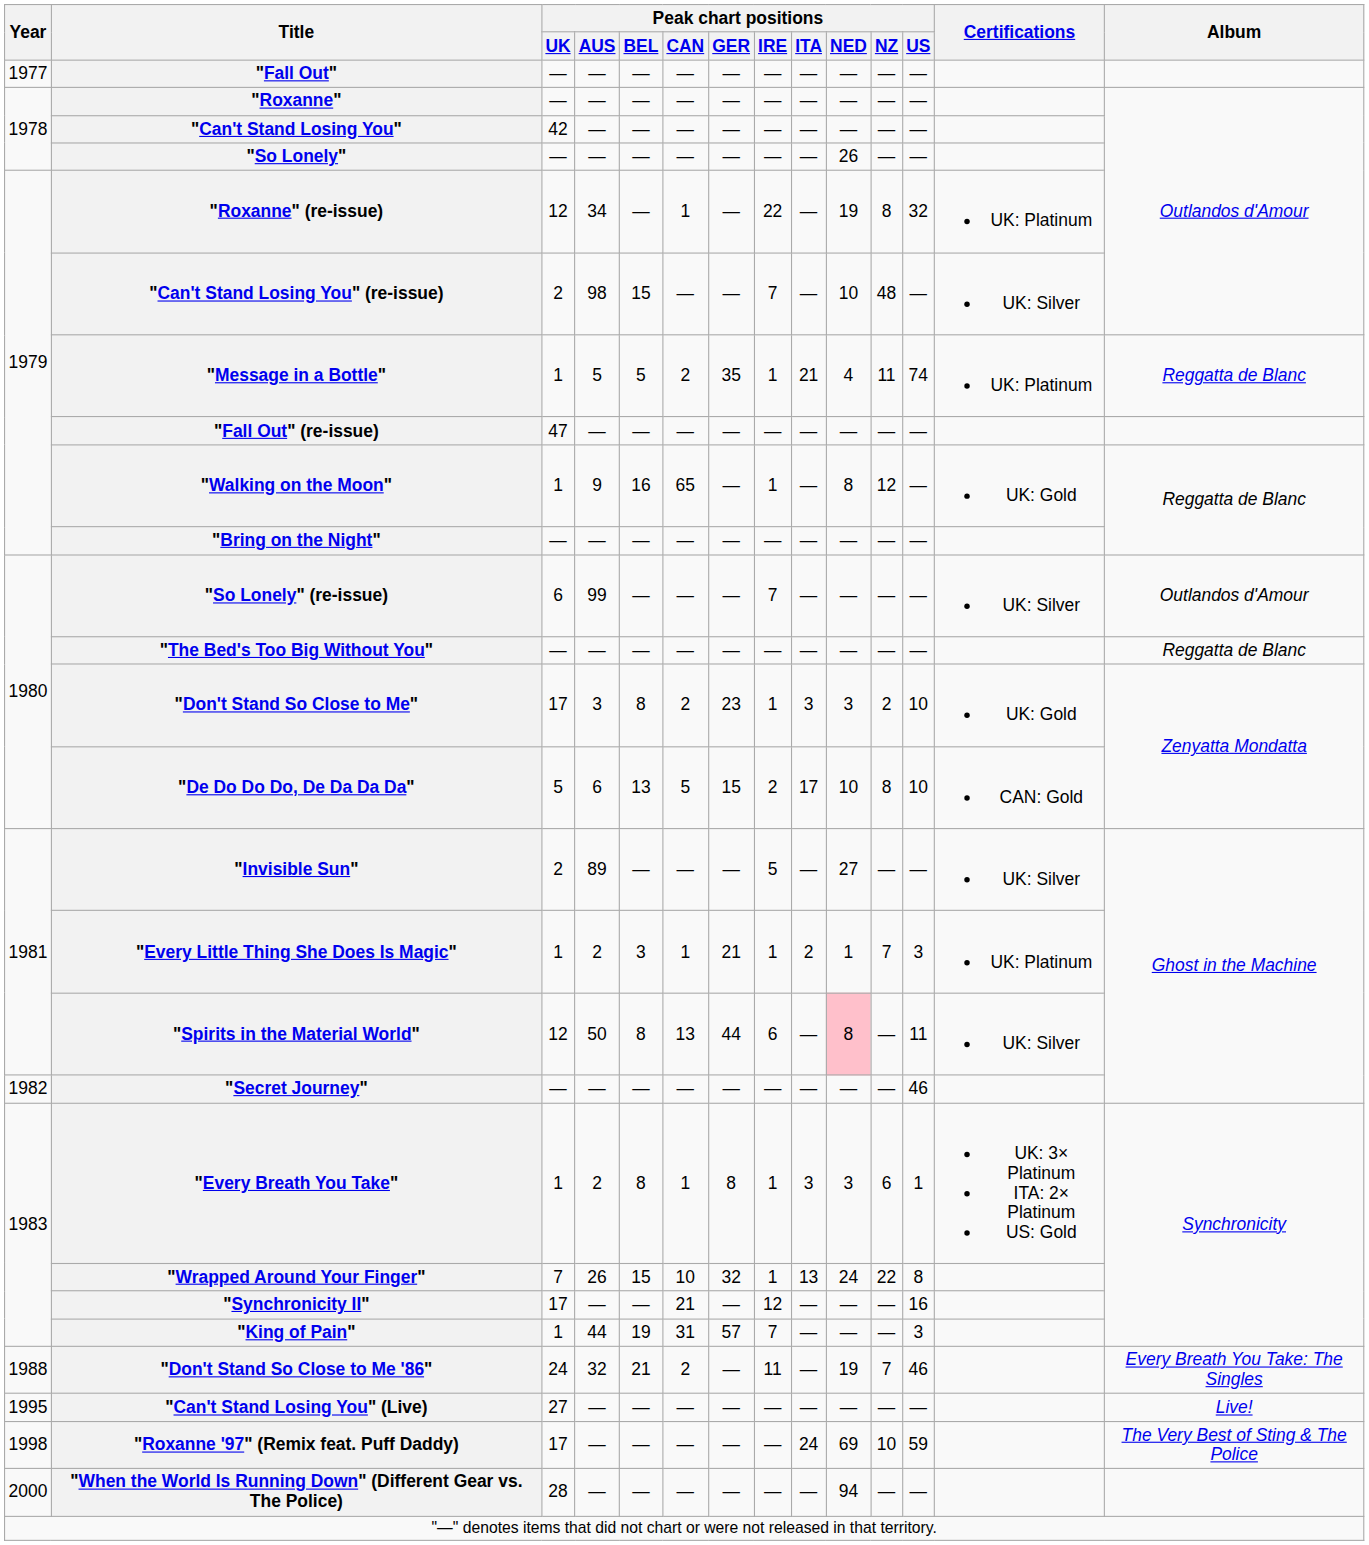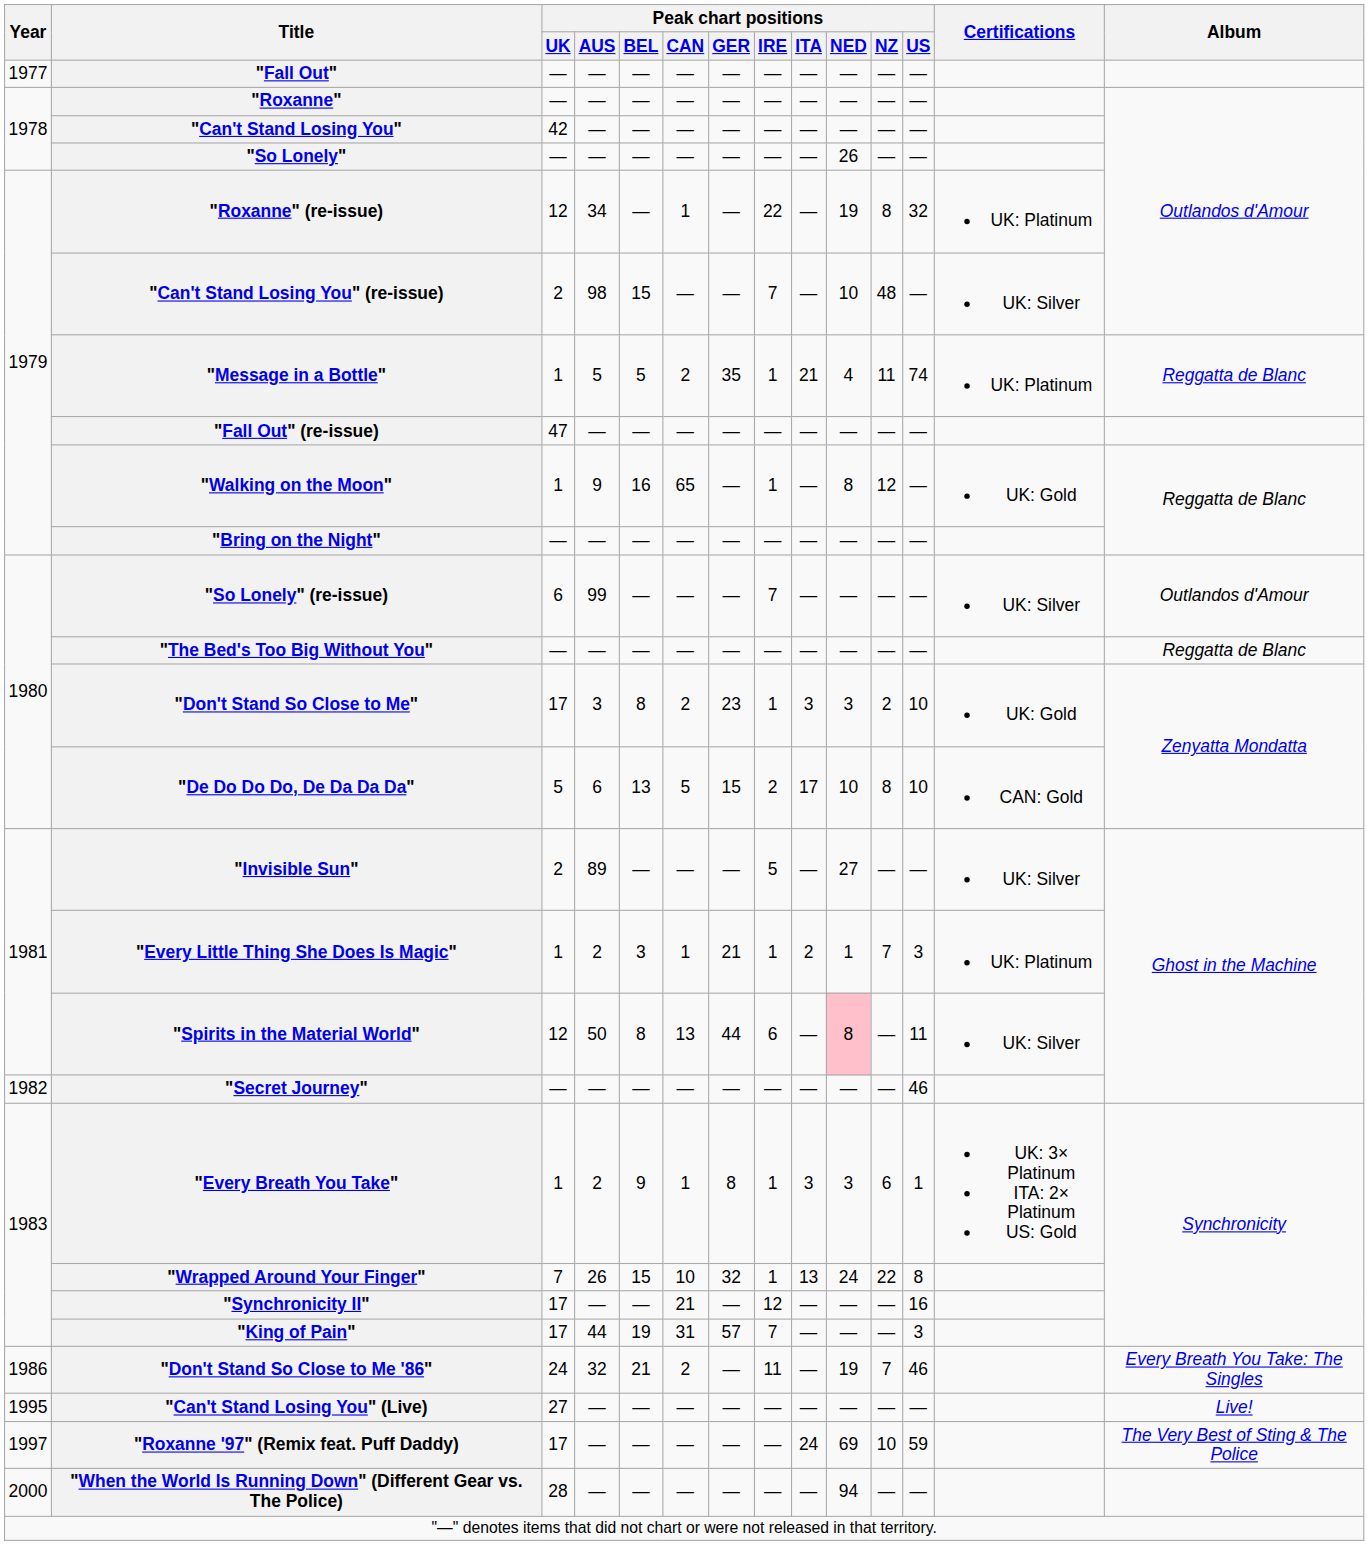(641, 1182) 8 -> (641, 1182) 9
(558, 1332) 1 -> (558, 1332) 17
(28, 1369) 1988 -> (28, 1369) 1986
(28, 1444) 1998 -> (28, 1444) 1997
